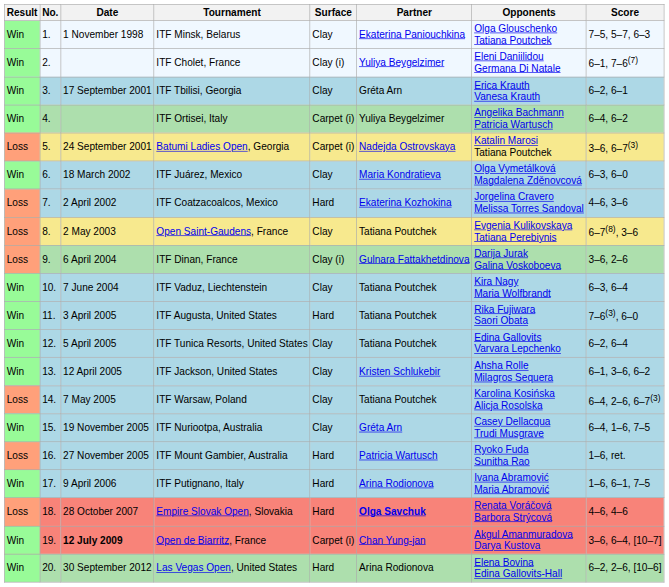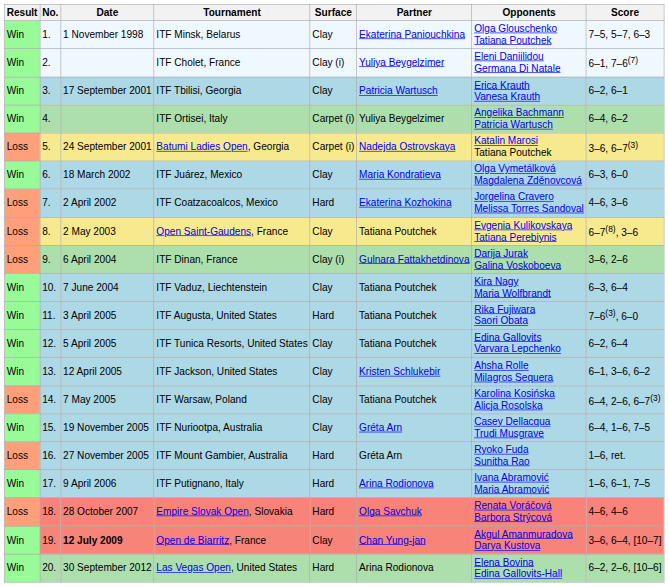(381, 90) Gréta Arn -> (398, 90) Patricia Wartusch
(398, 455) Patricia Wartusch -> (381, 455) Gréta Arn
(392, 511) bold -> (390, 511) normal
(333, 539) Carpet (i) -> (322, 539) Clay
